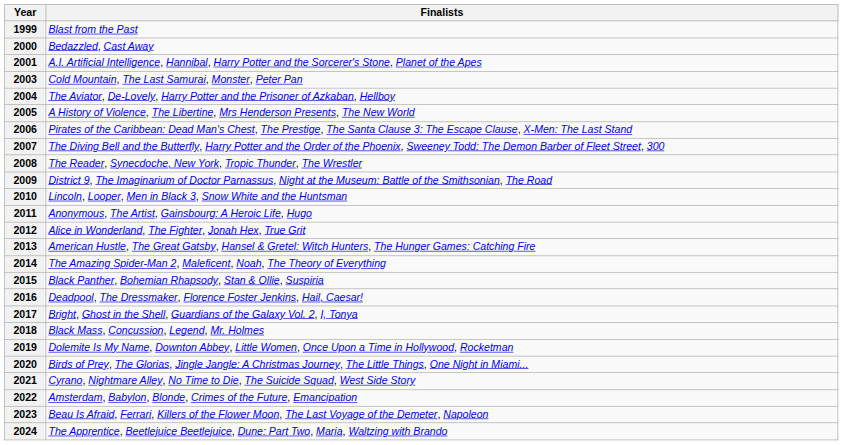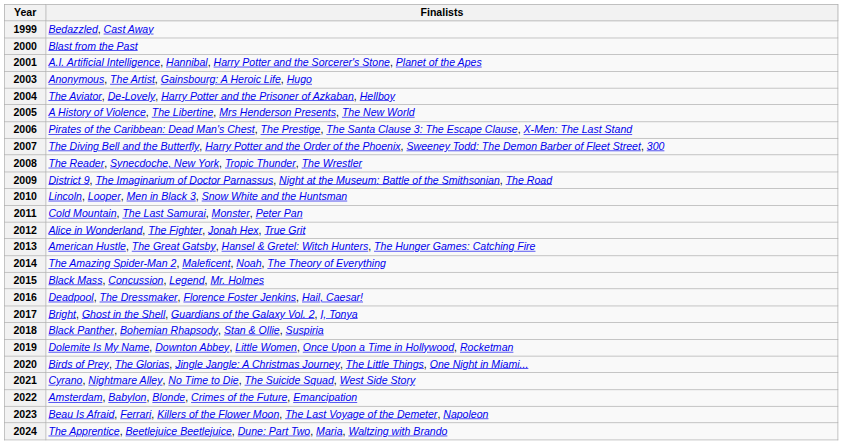(93, 29) Blast from the Past -> (101, 29) Bedazzled, Cast Away
(101, 46) Bedazzled, Cast Away -> (93, 46) Blast from the Past
(176, 79) Cold Mountain, The Last Samurai, Monster, Peter Pan -> (180, 79) Anonymous, The Artist, Gainsbourg: A Heroic Life, Hugo
(180, 213) Anonymous, The Artist, Gainsbourg: A Heroic Life, Hugo -> (176, 213) Cold Mountain, The Last Samurai, Monster, Peter Pan
(186, 280) Black Panther, Bohemian Rhapsody, Stan & Ollie, Suspiria -> (156, 280) Black Mass, Concussion, Legend, Mr. Holmes
(156, 331) Black Mass, Concussion, Legend, Mr. Holmes -> (186, 331) Black Panther, Bohemian Rhapsody, Stan & Ollie, Suspiria
